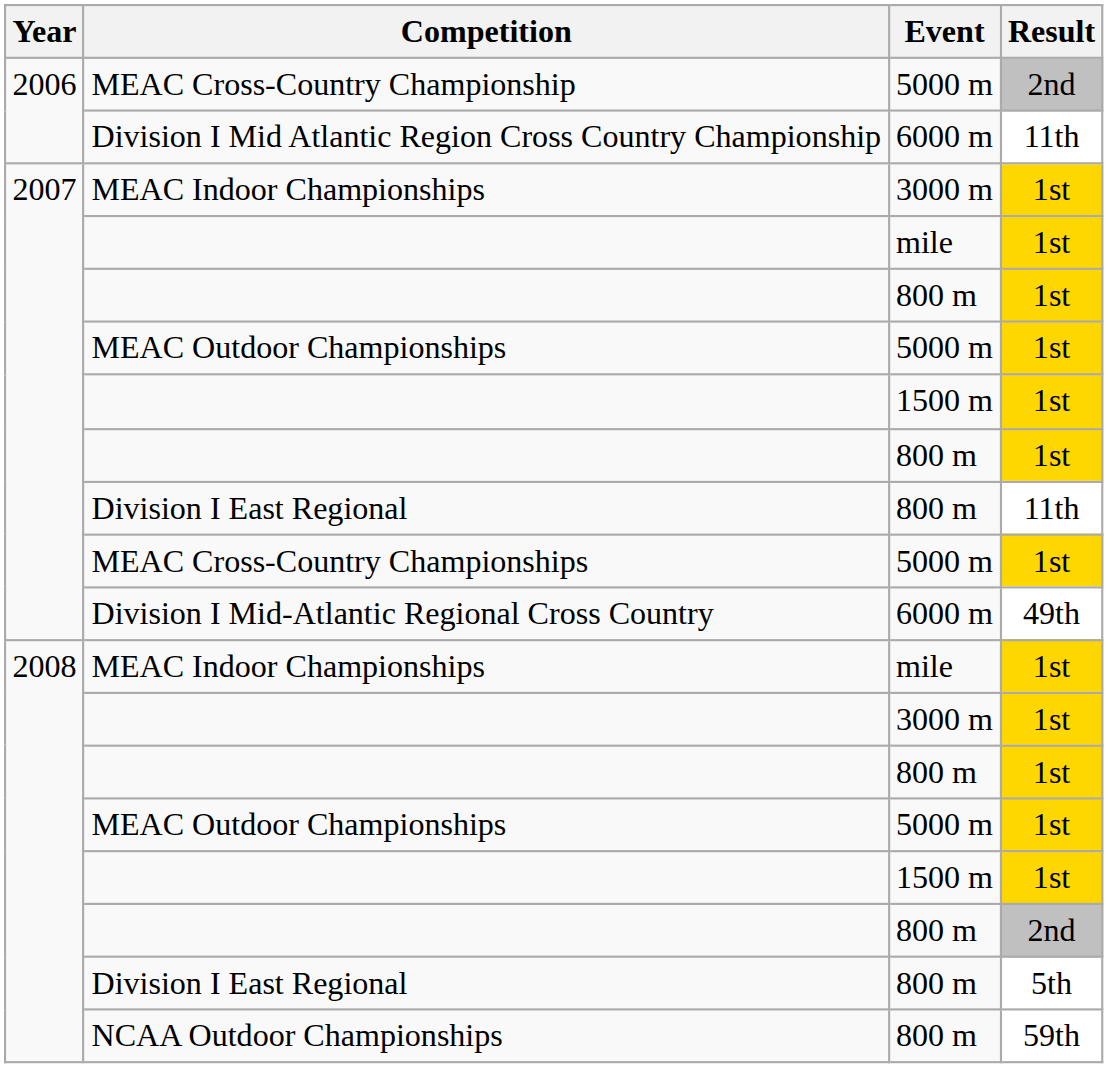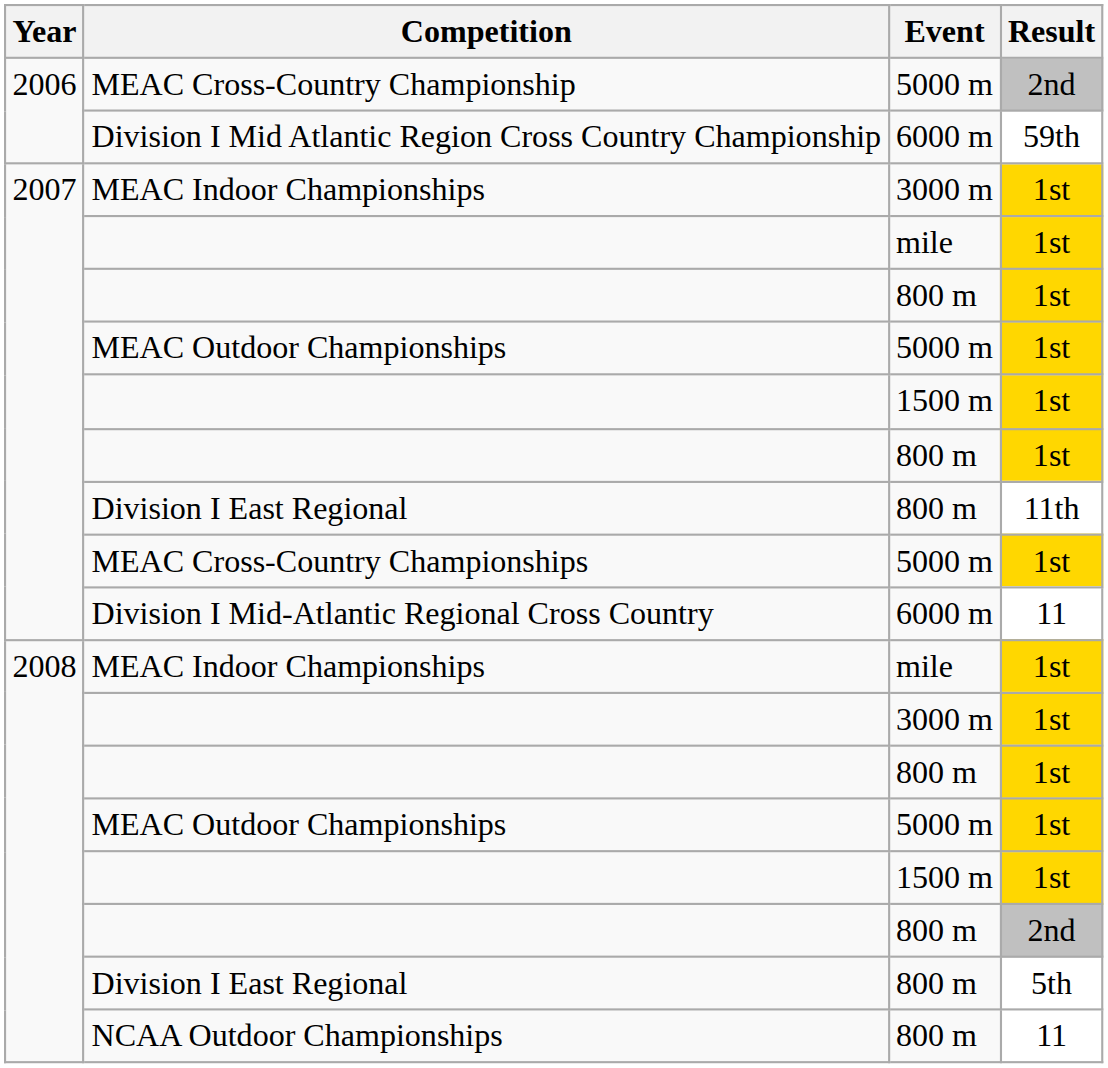(1052, 136) 11th -> (1052, 136) 59th
(1052, 612) 49th -> (1052, 612) 11
(1052, 1035) 59th -> (1052, 1035) 11
